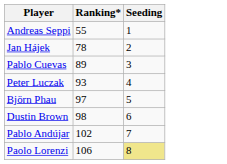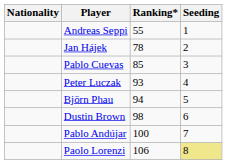+ column: (33, 13)
(81, 64) 89 -> (138, 64) 85
(81, 99) 97 -> (138, 99) 94
(84, 133) 102 -> (141, 133) 100
